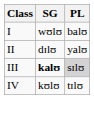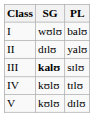(76, 67) lightgrey background -> (76, 67) no background
+ row: (11, 103)
